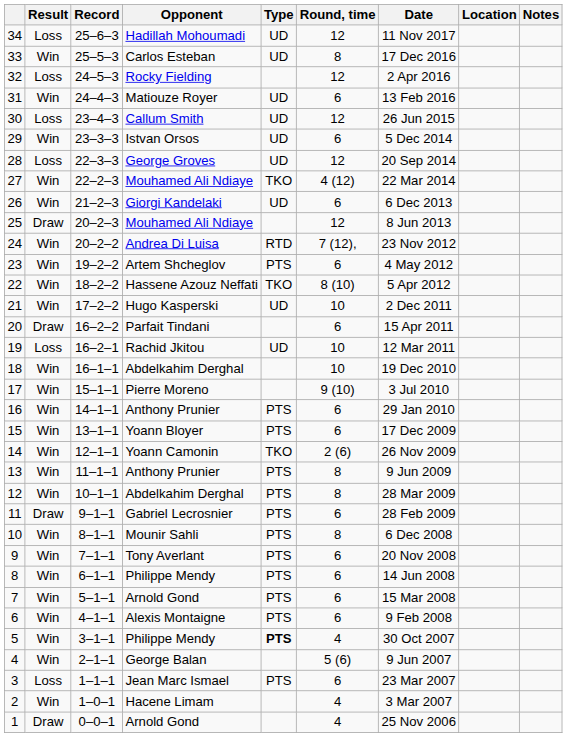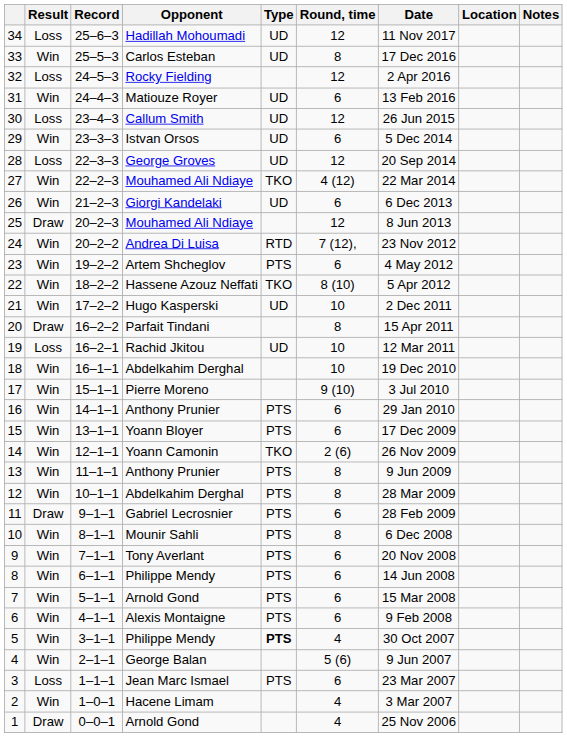(338, 327) 6 -> (338, 327) 8
